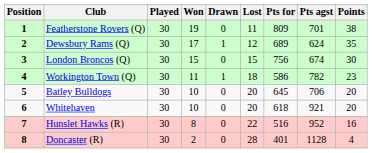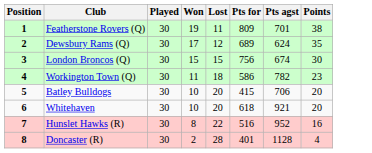- column: (223, 12)
(281, 92) 645 -> (246, 92) 415
